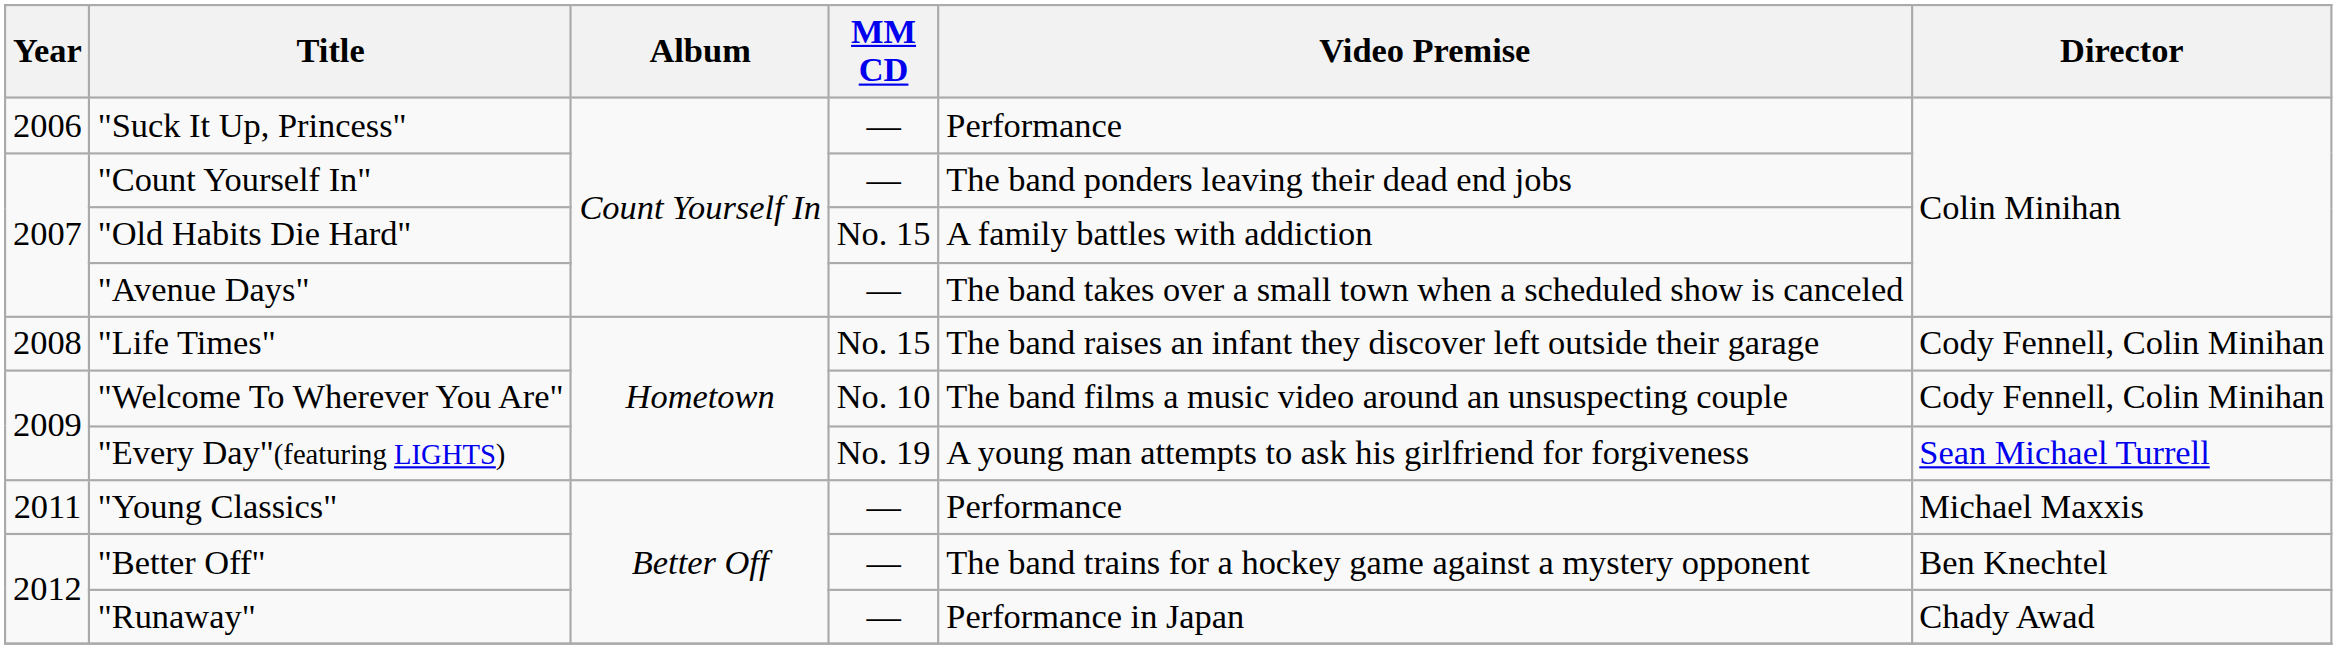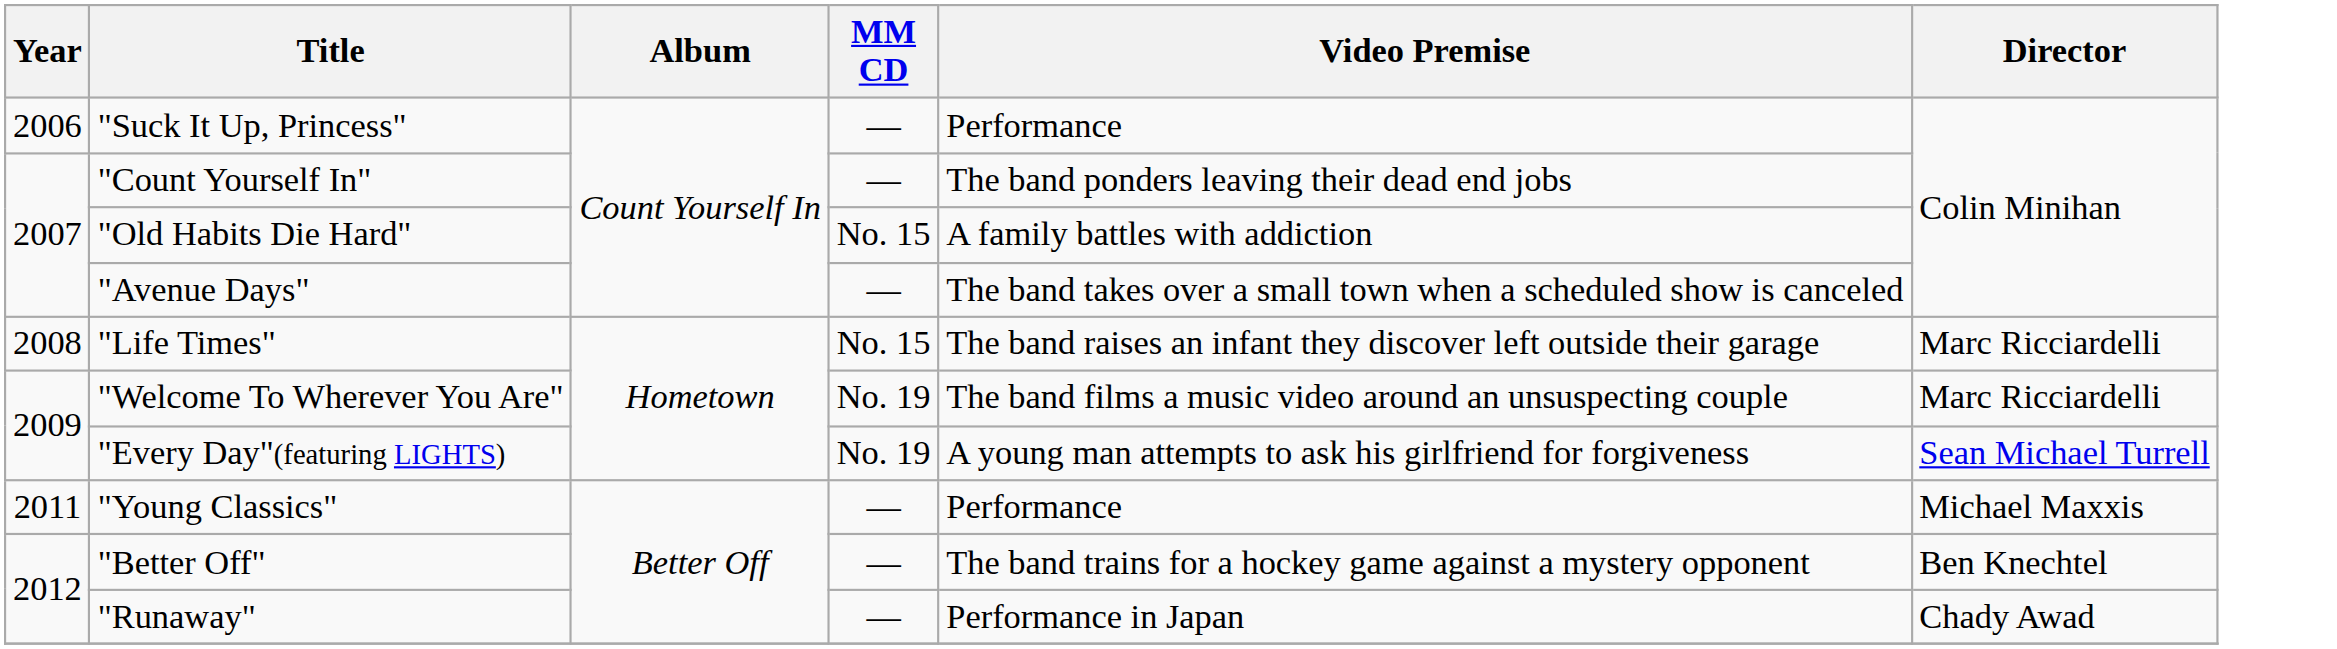(2122, 343) Cody Fennell, Colin Minihan -> (2040, 343) Marc Ricciardelli
(884, 397) No. 10 -> (884, 397) No. 19
(2122, 397) Cody Fennell, Colin Minihan -> (2040, 397) Marc Ricciardelli
